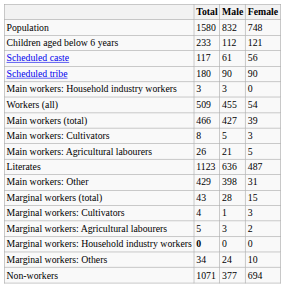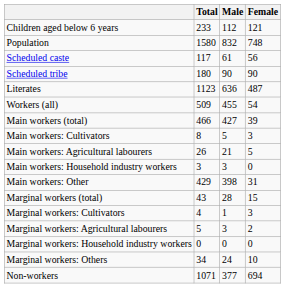rows swapped: (28, 27) <-> (62, 43)
rows swapped: (24, 167) <-> (92, 89)
(199, 244) bold -> (199, 244) normal
